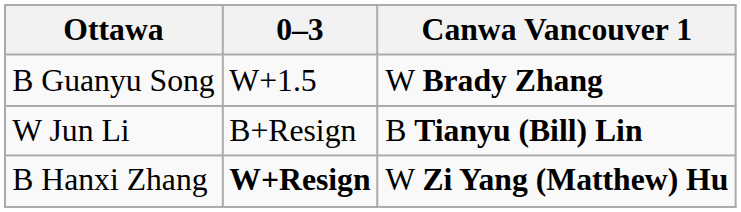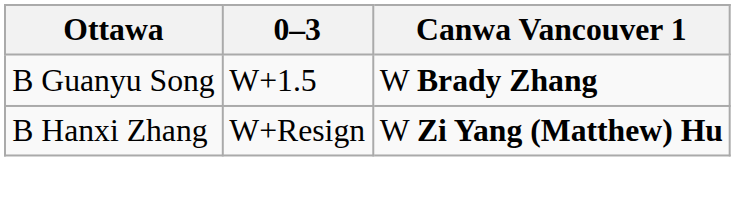- row: (71, 130)
(300, 180) bold -> (297, 130) normal
